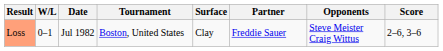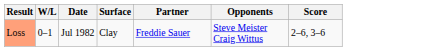- column: (145, 12)
